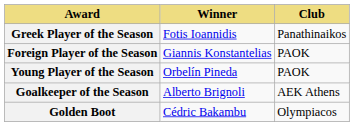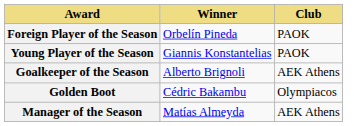- row: (82, 33)
(217, 53) Giannis Konstantelias -> (200, 33) Orbelín Pineda
(200, 72) Orbelín Pineda -> (217, 53) Giannis Konstantelias
+ row: (82, 111)
